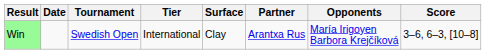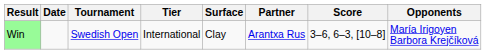columns swapped: (354, 12) <-> (441, 12)
